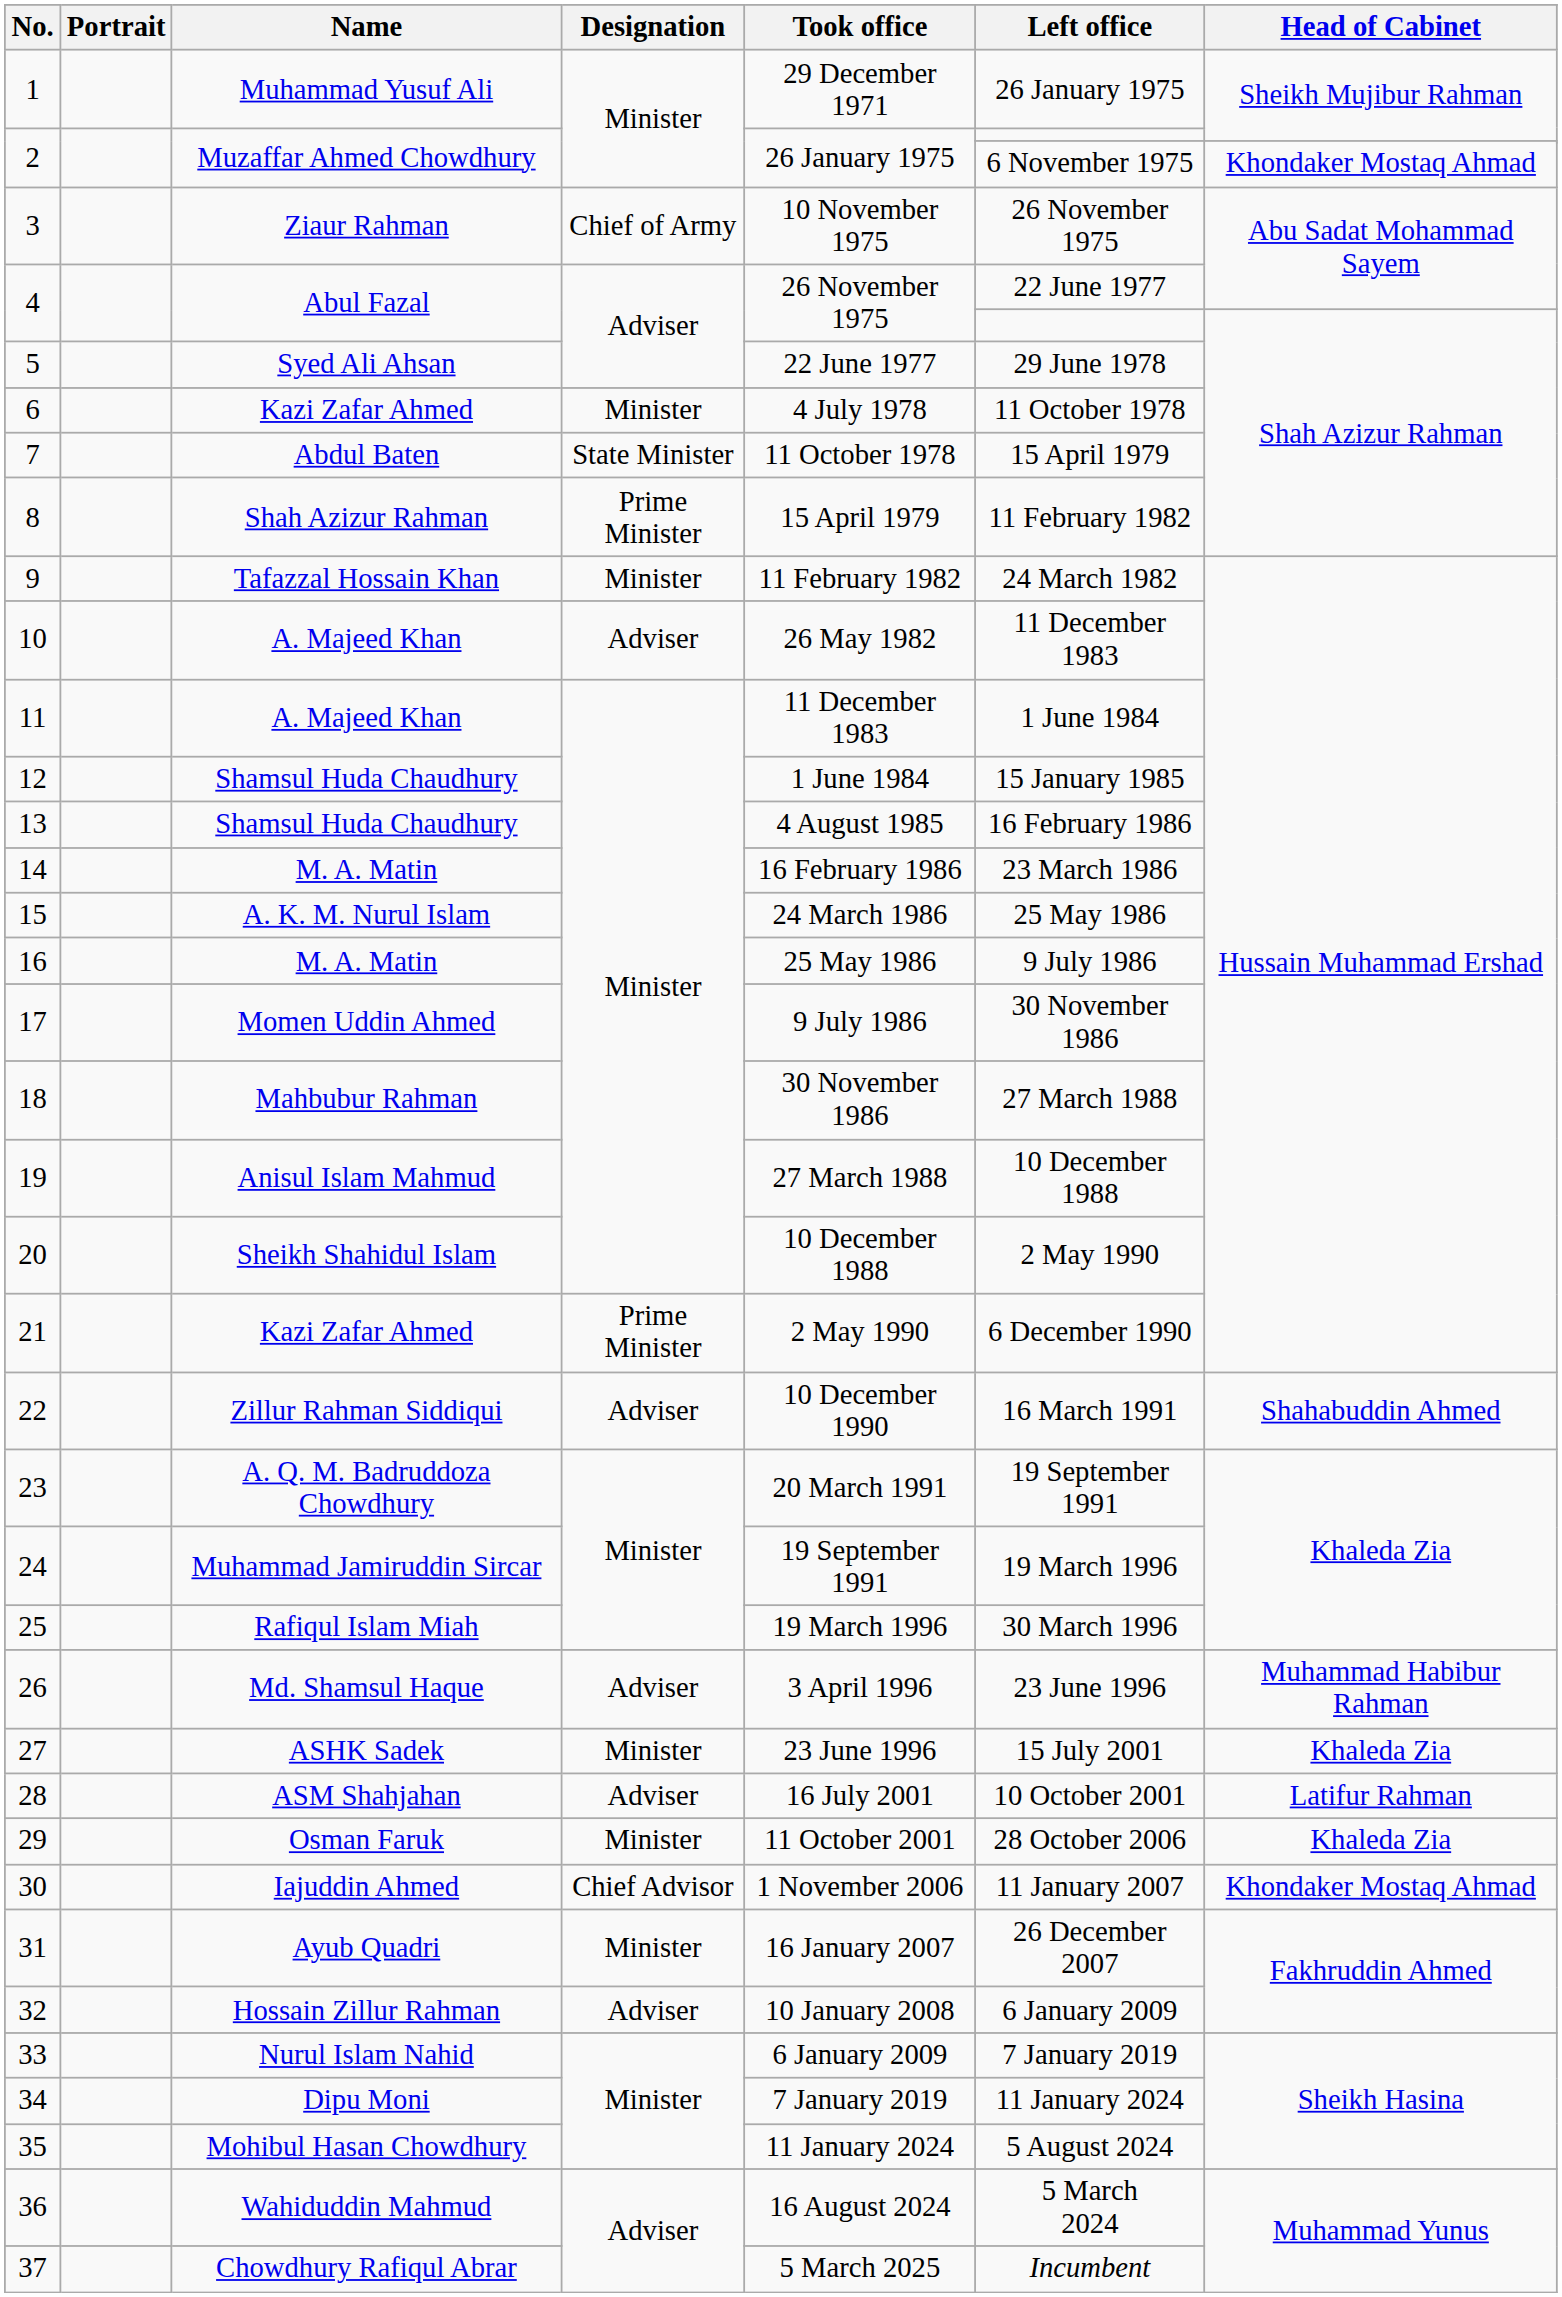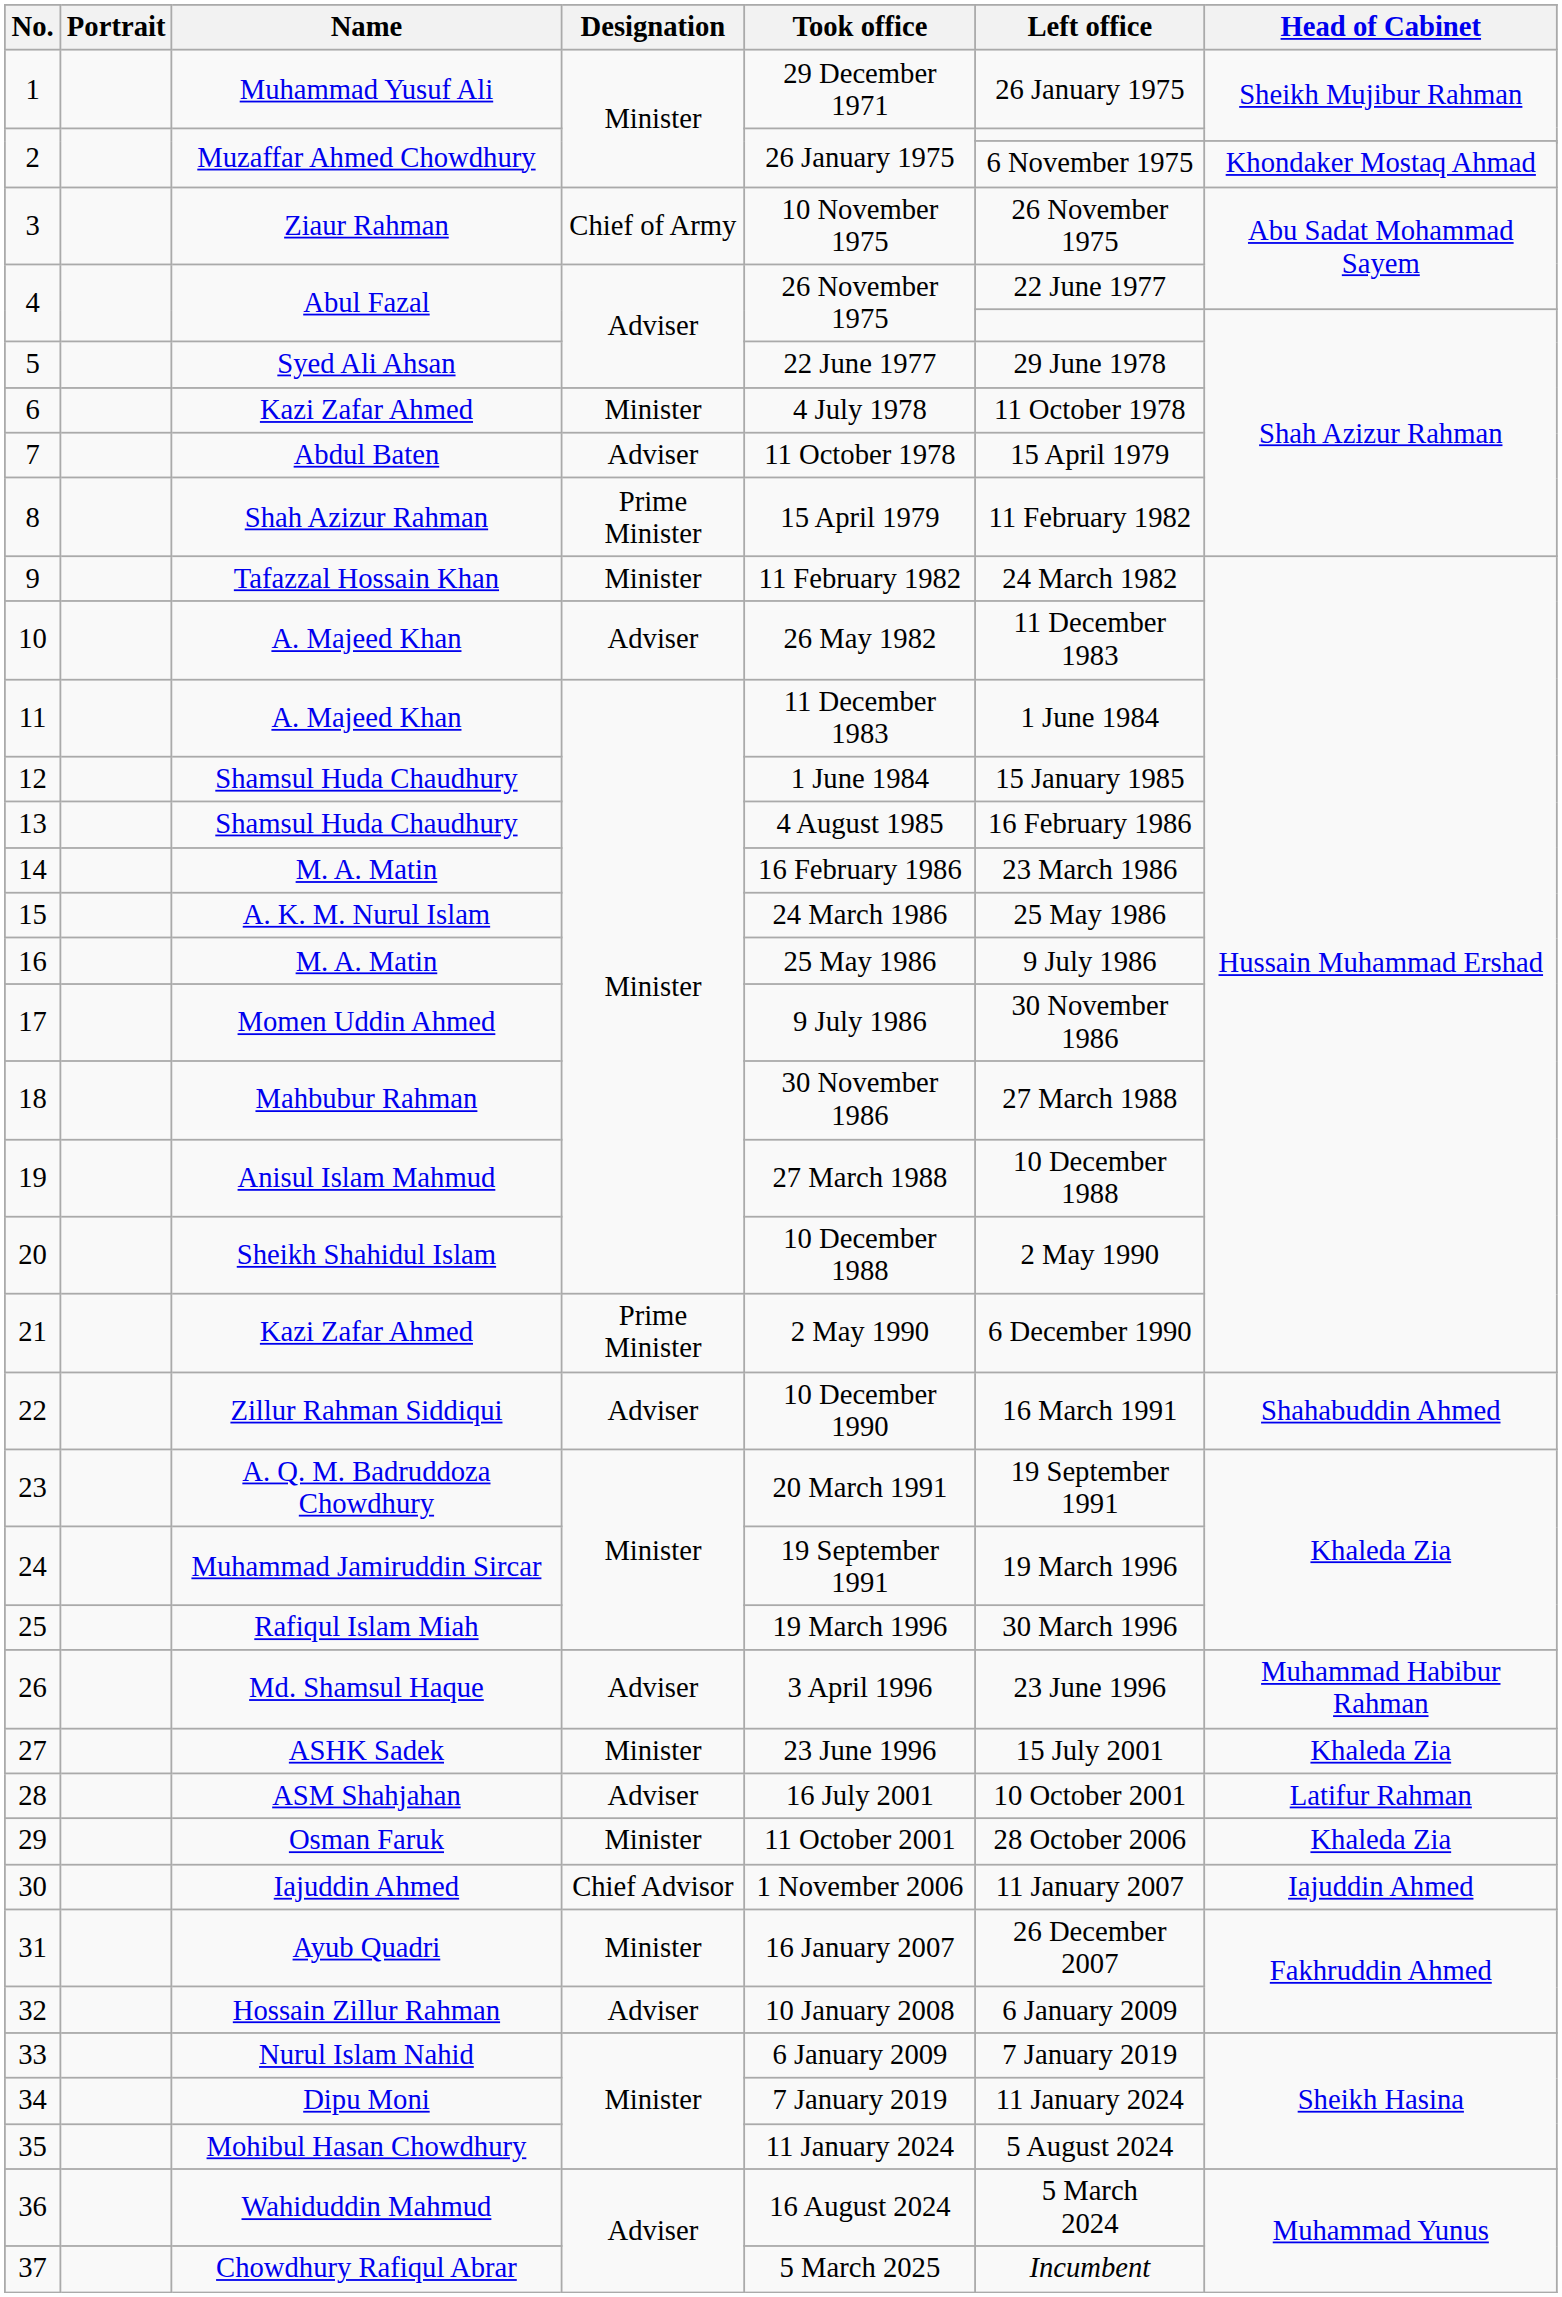(653, 455) State Minister -> (653, 455) Adviser
(1381, 1886) Khondaker Mostaq Ahmad -> (1381, 1886) Iajuddin Ahmed
